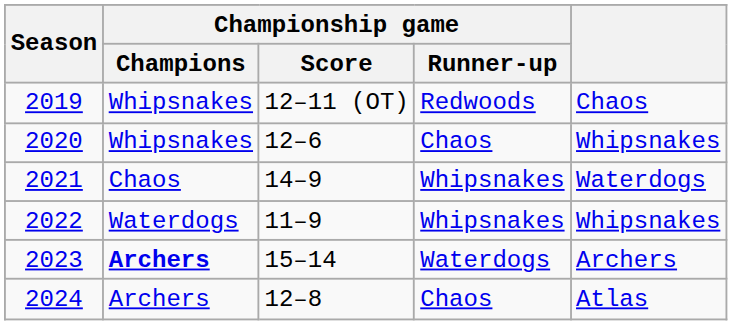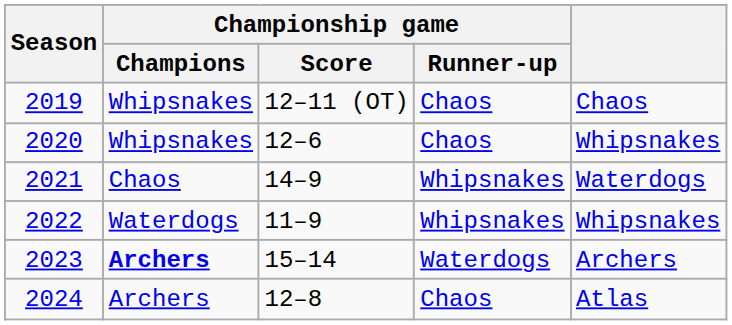(478, 103) Redwoods -> (456, 103) Chaos
